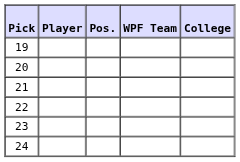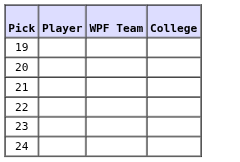- column: (103, 28)
